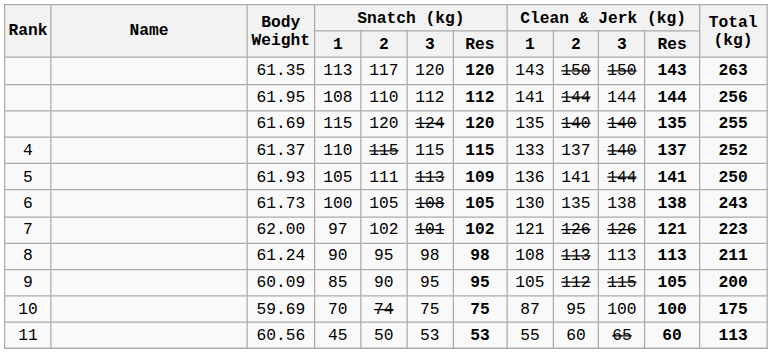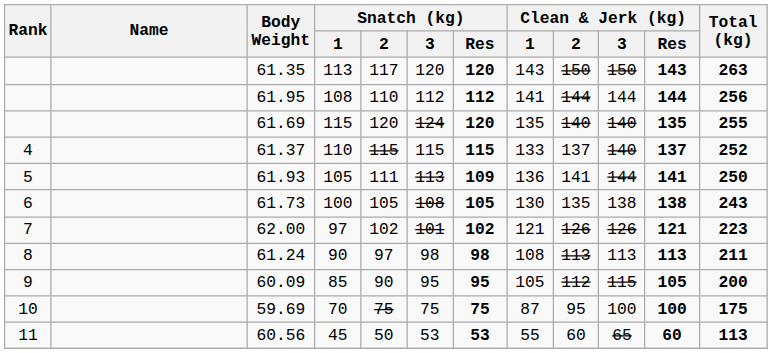(384, 256) 95 -> (384, 256) 97
(384, 309) 74 -> (384, 309) 75
